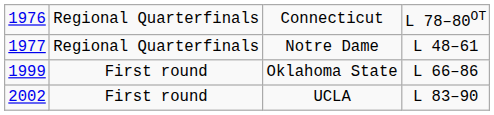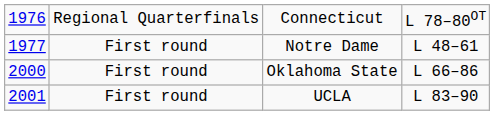(156, 47) Regional Quarterfinals -> (156, 47) First round
(27, 72) 1999 -> (27, 72) 2000
(27, 98) 2002 -> (27, 98) 2001
